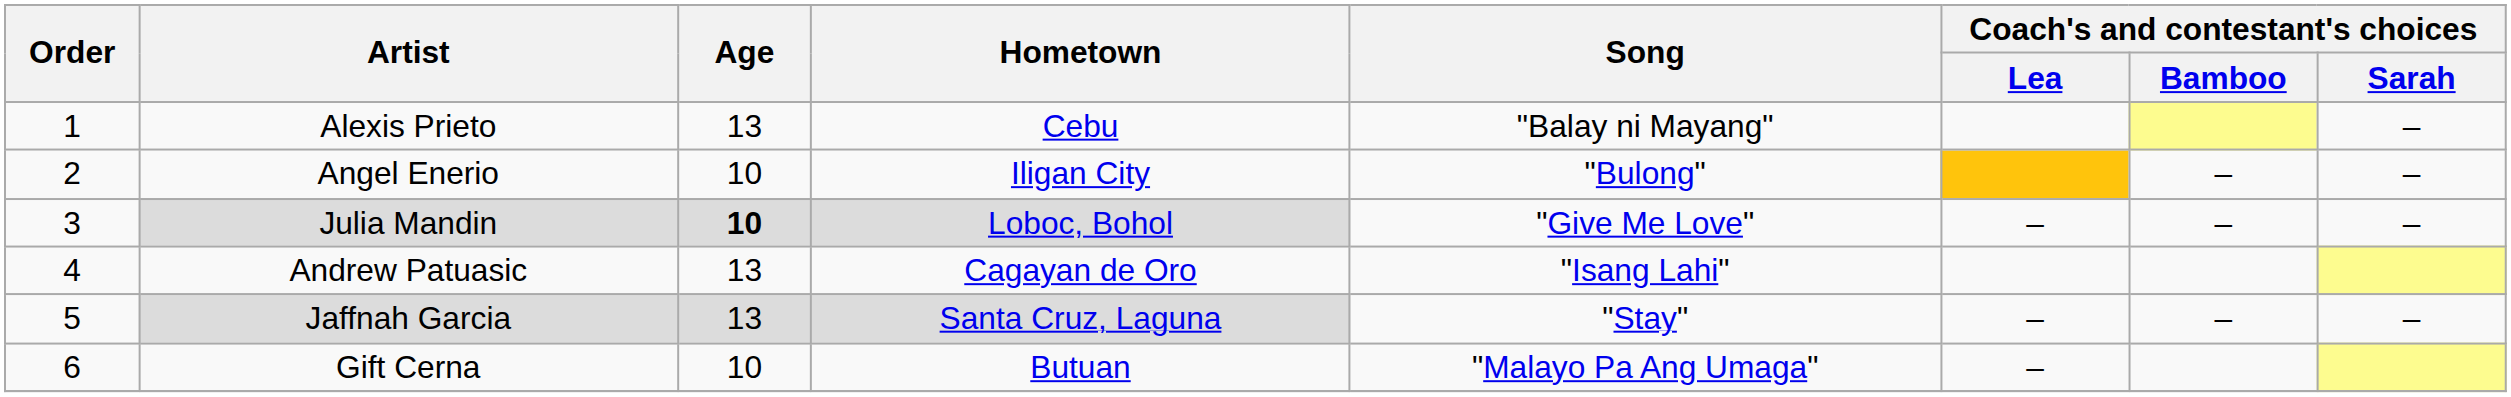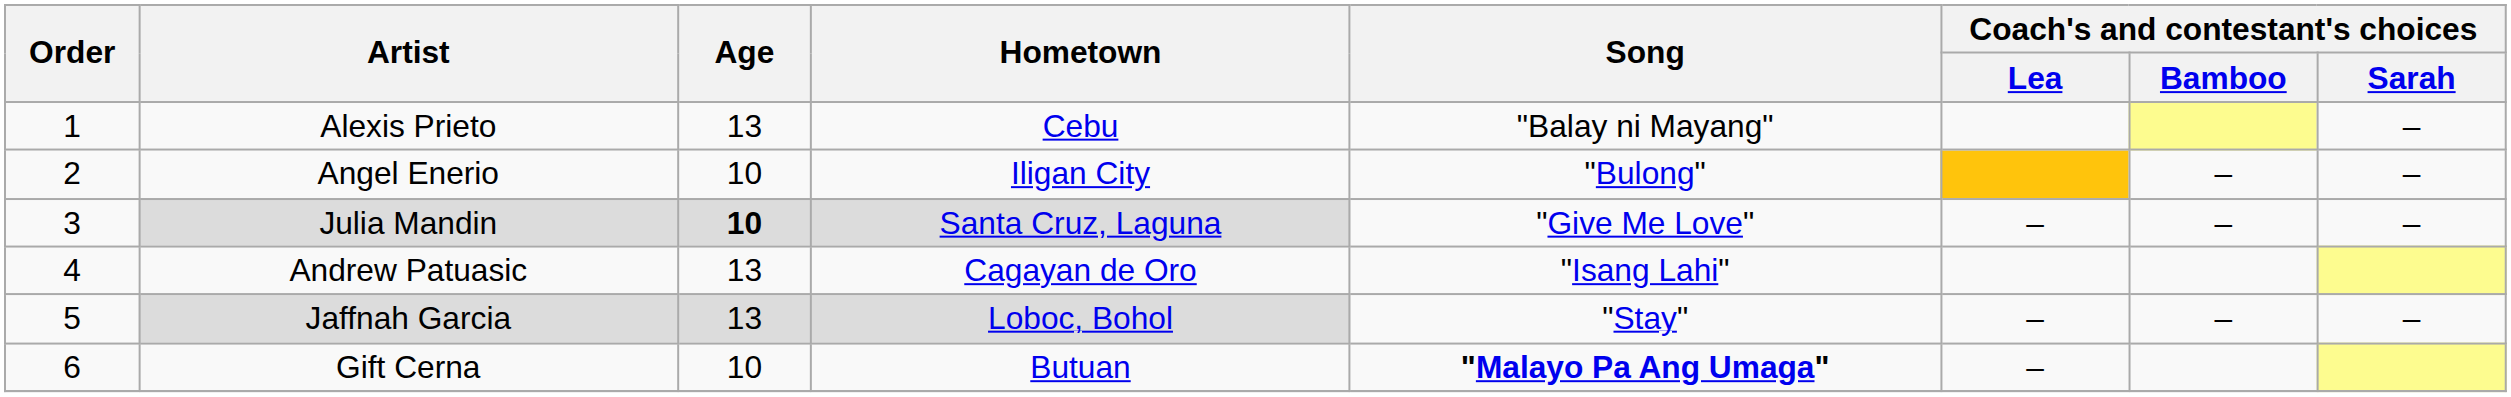(1081, 222) Loboc, Bohol -> (1081, 222) Santa Cruz, Laguna
(1081, 319) Santa Cruz, Laguna -> (1081, 319) Loboc, Bohol
(1645, 367) normal -> (1645, 367) bold
